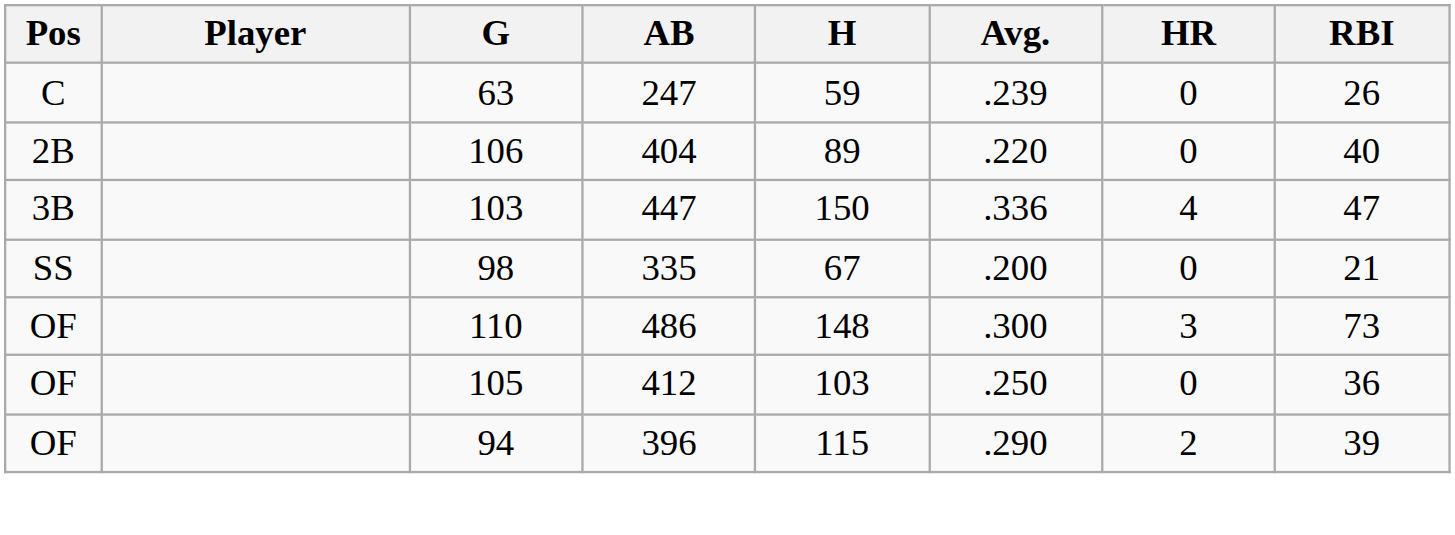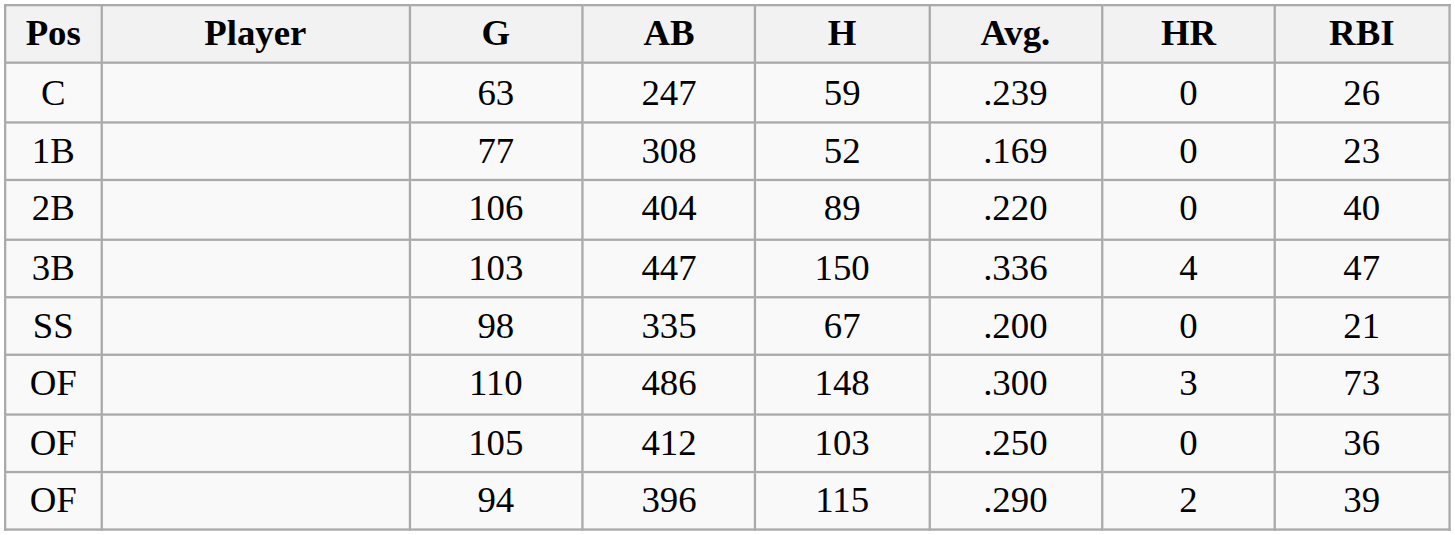+ row: (496, 150)
